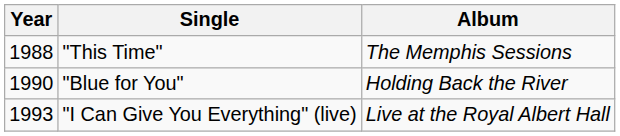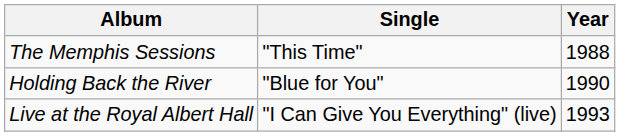columns swapped: (31, 20) <-> (488, 20)
